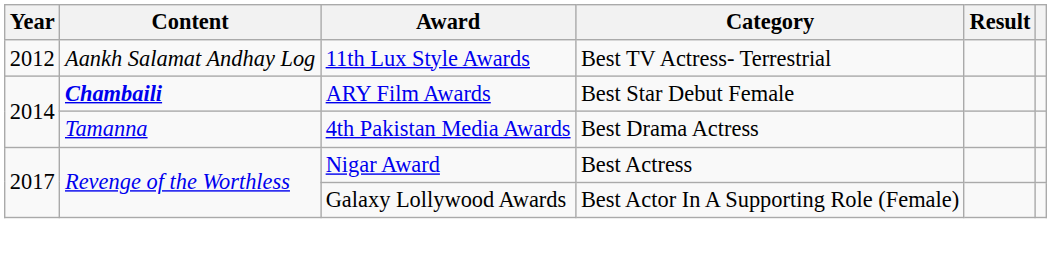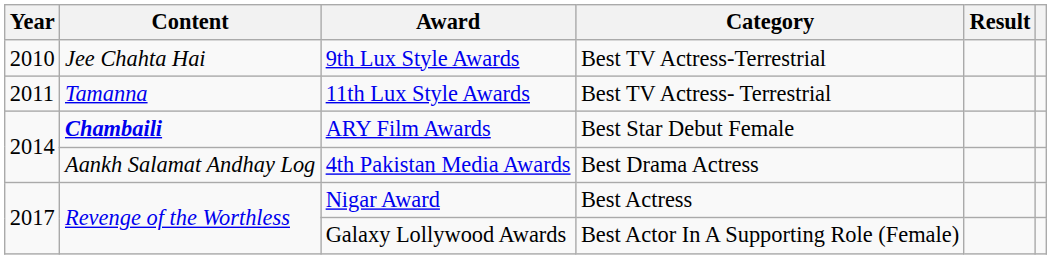+ row: (423, 57)
(32, 57) 2012 -> (32, 93) 2011
(190, 57) Aankh Salamat Andhay Log -> (106, 93) Tamanna
(106, 128) Tamanna -> (190, 164) Aankh Salamat Andhay Log
